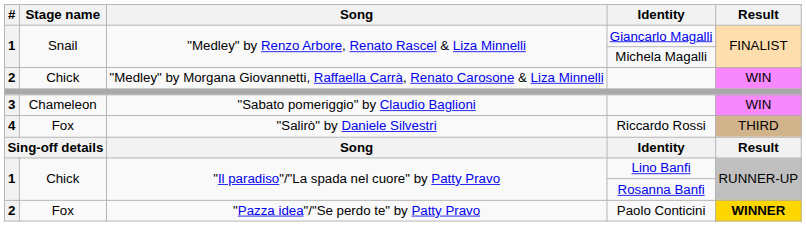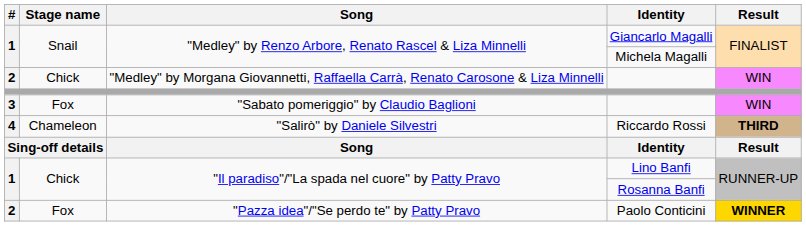(63, 105) Chameleon -> (63, 105) Fox
(63, 126) Fox -> (63, 126) Chameleon
(758, 126) normal -> (758, 126) bold
